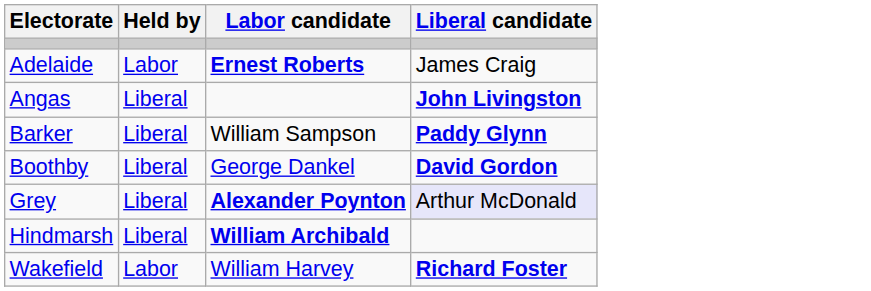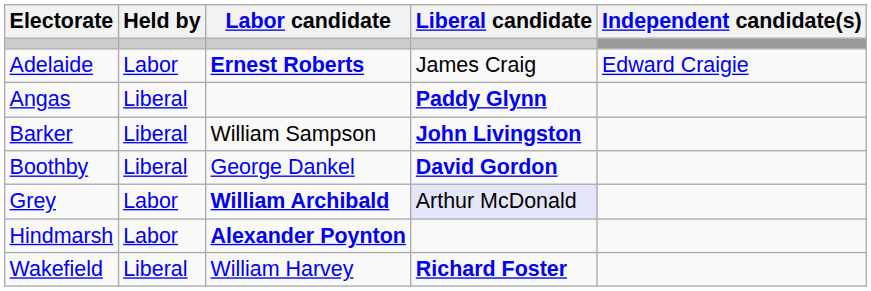+ column: (732, 21)
(499, 99) John Livingston -> (481, 99) Paddy Glynn
(481, 133) Paddy Glynn -> (499, 133) John Livingston
(155, 201) Liberal -> (151, 201) Labor
(308, 201) Alexander Poynton -> (300, 201) William Archibald
(155, 235) Liberal -> (151, 235) Labor
(300, 235) William Archibald -> (308, 235) Alexander Poynton
(151, 269) Labor -> (155, 269) Liberal
